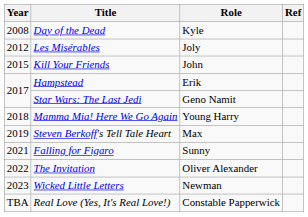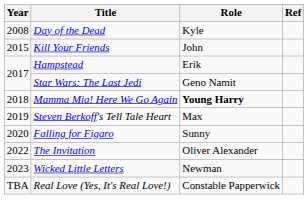- row: (67, 47)
(211, 116) normal -> (213, 99) bold
(18, 151) 2021 -> (18, 133) 2020
